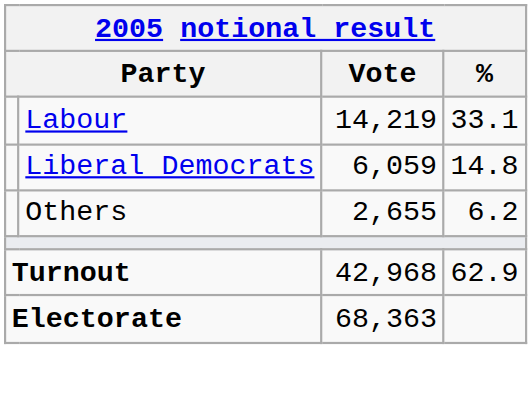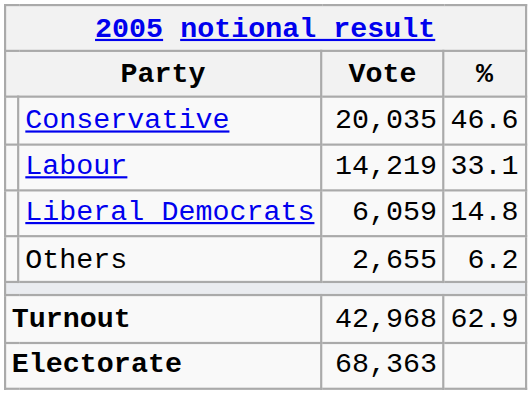+ row: (127, 121)
